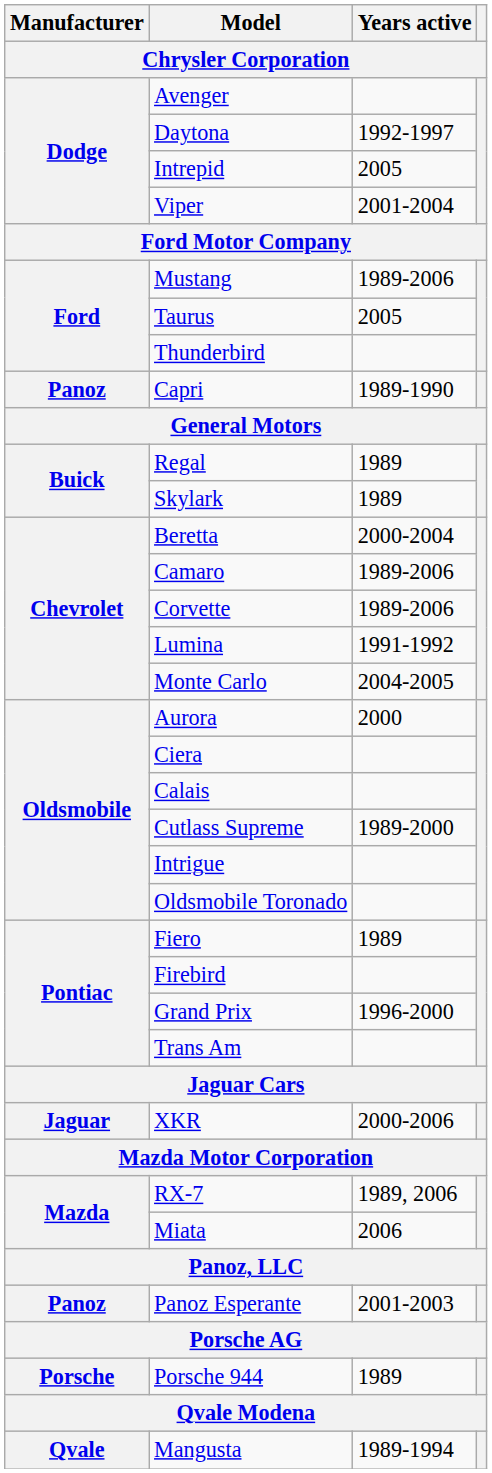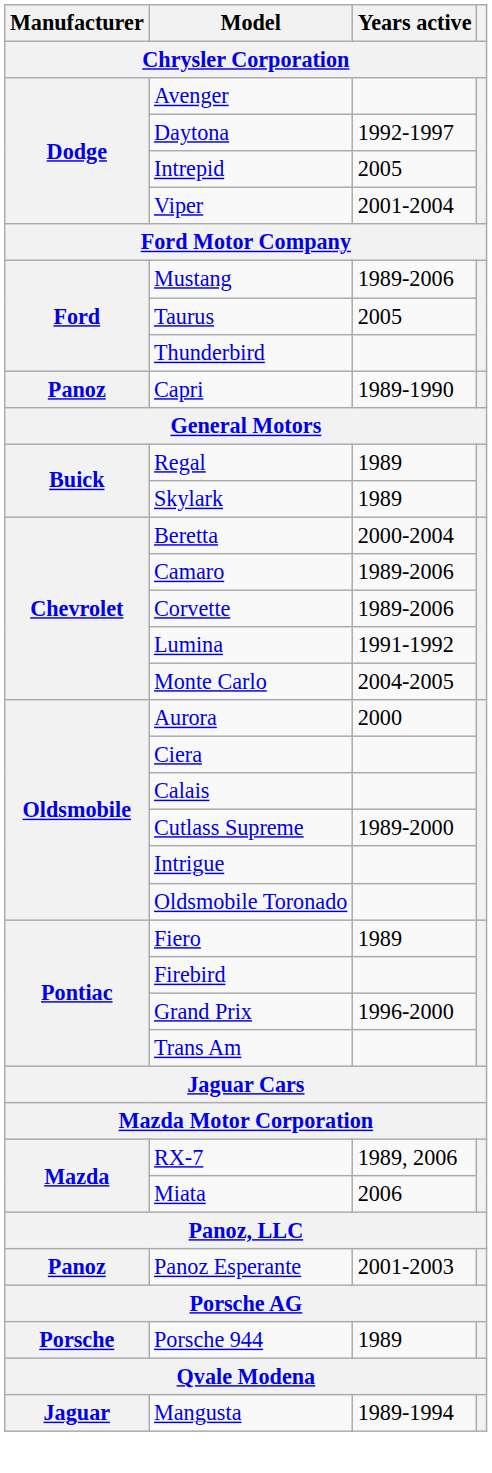- row: (177, 1120)
(77, 1450) Qvale -> (77, 1413) Jaguar
